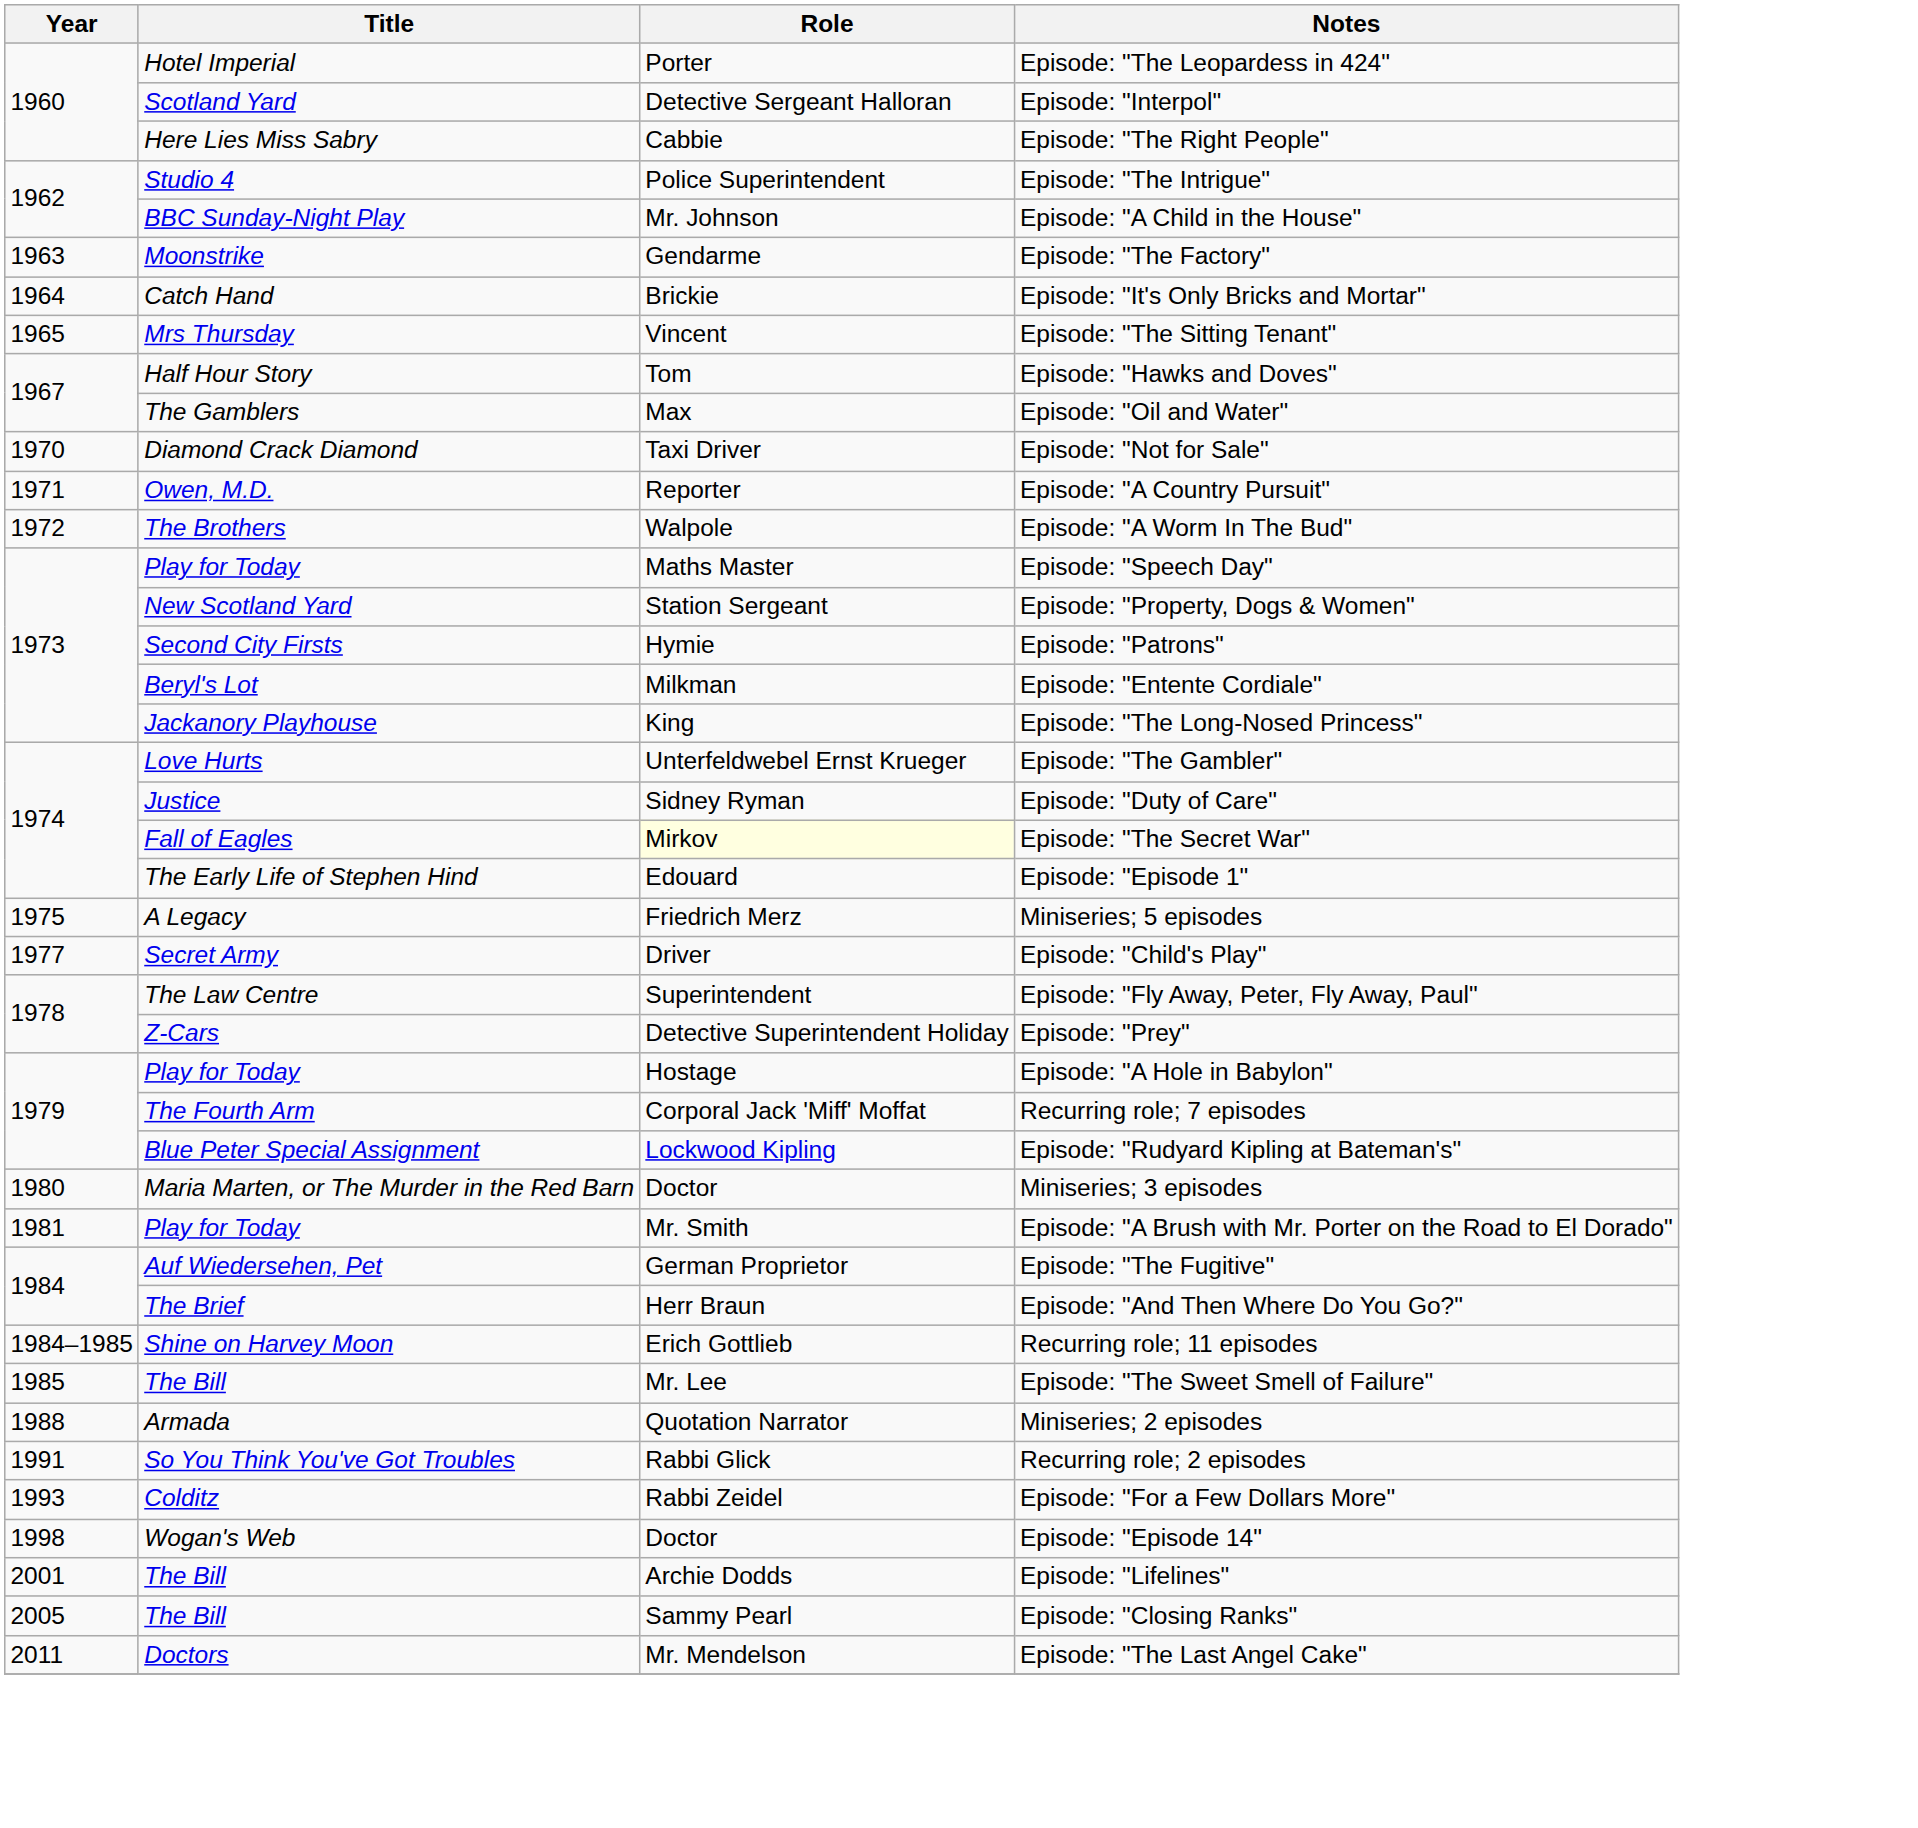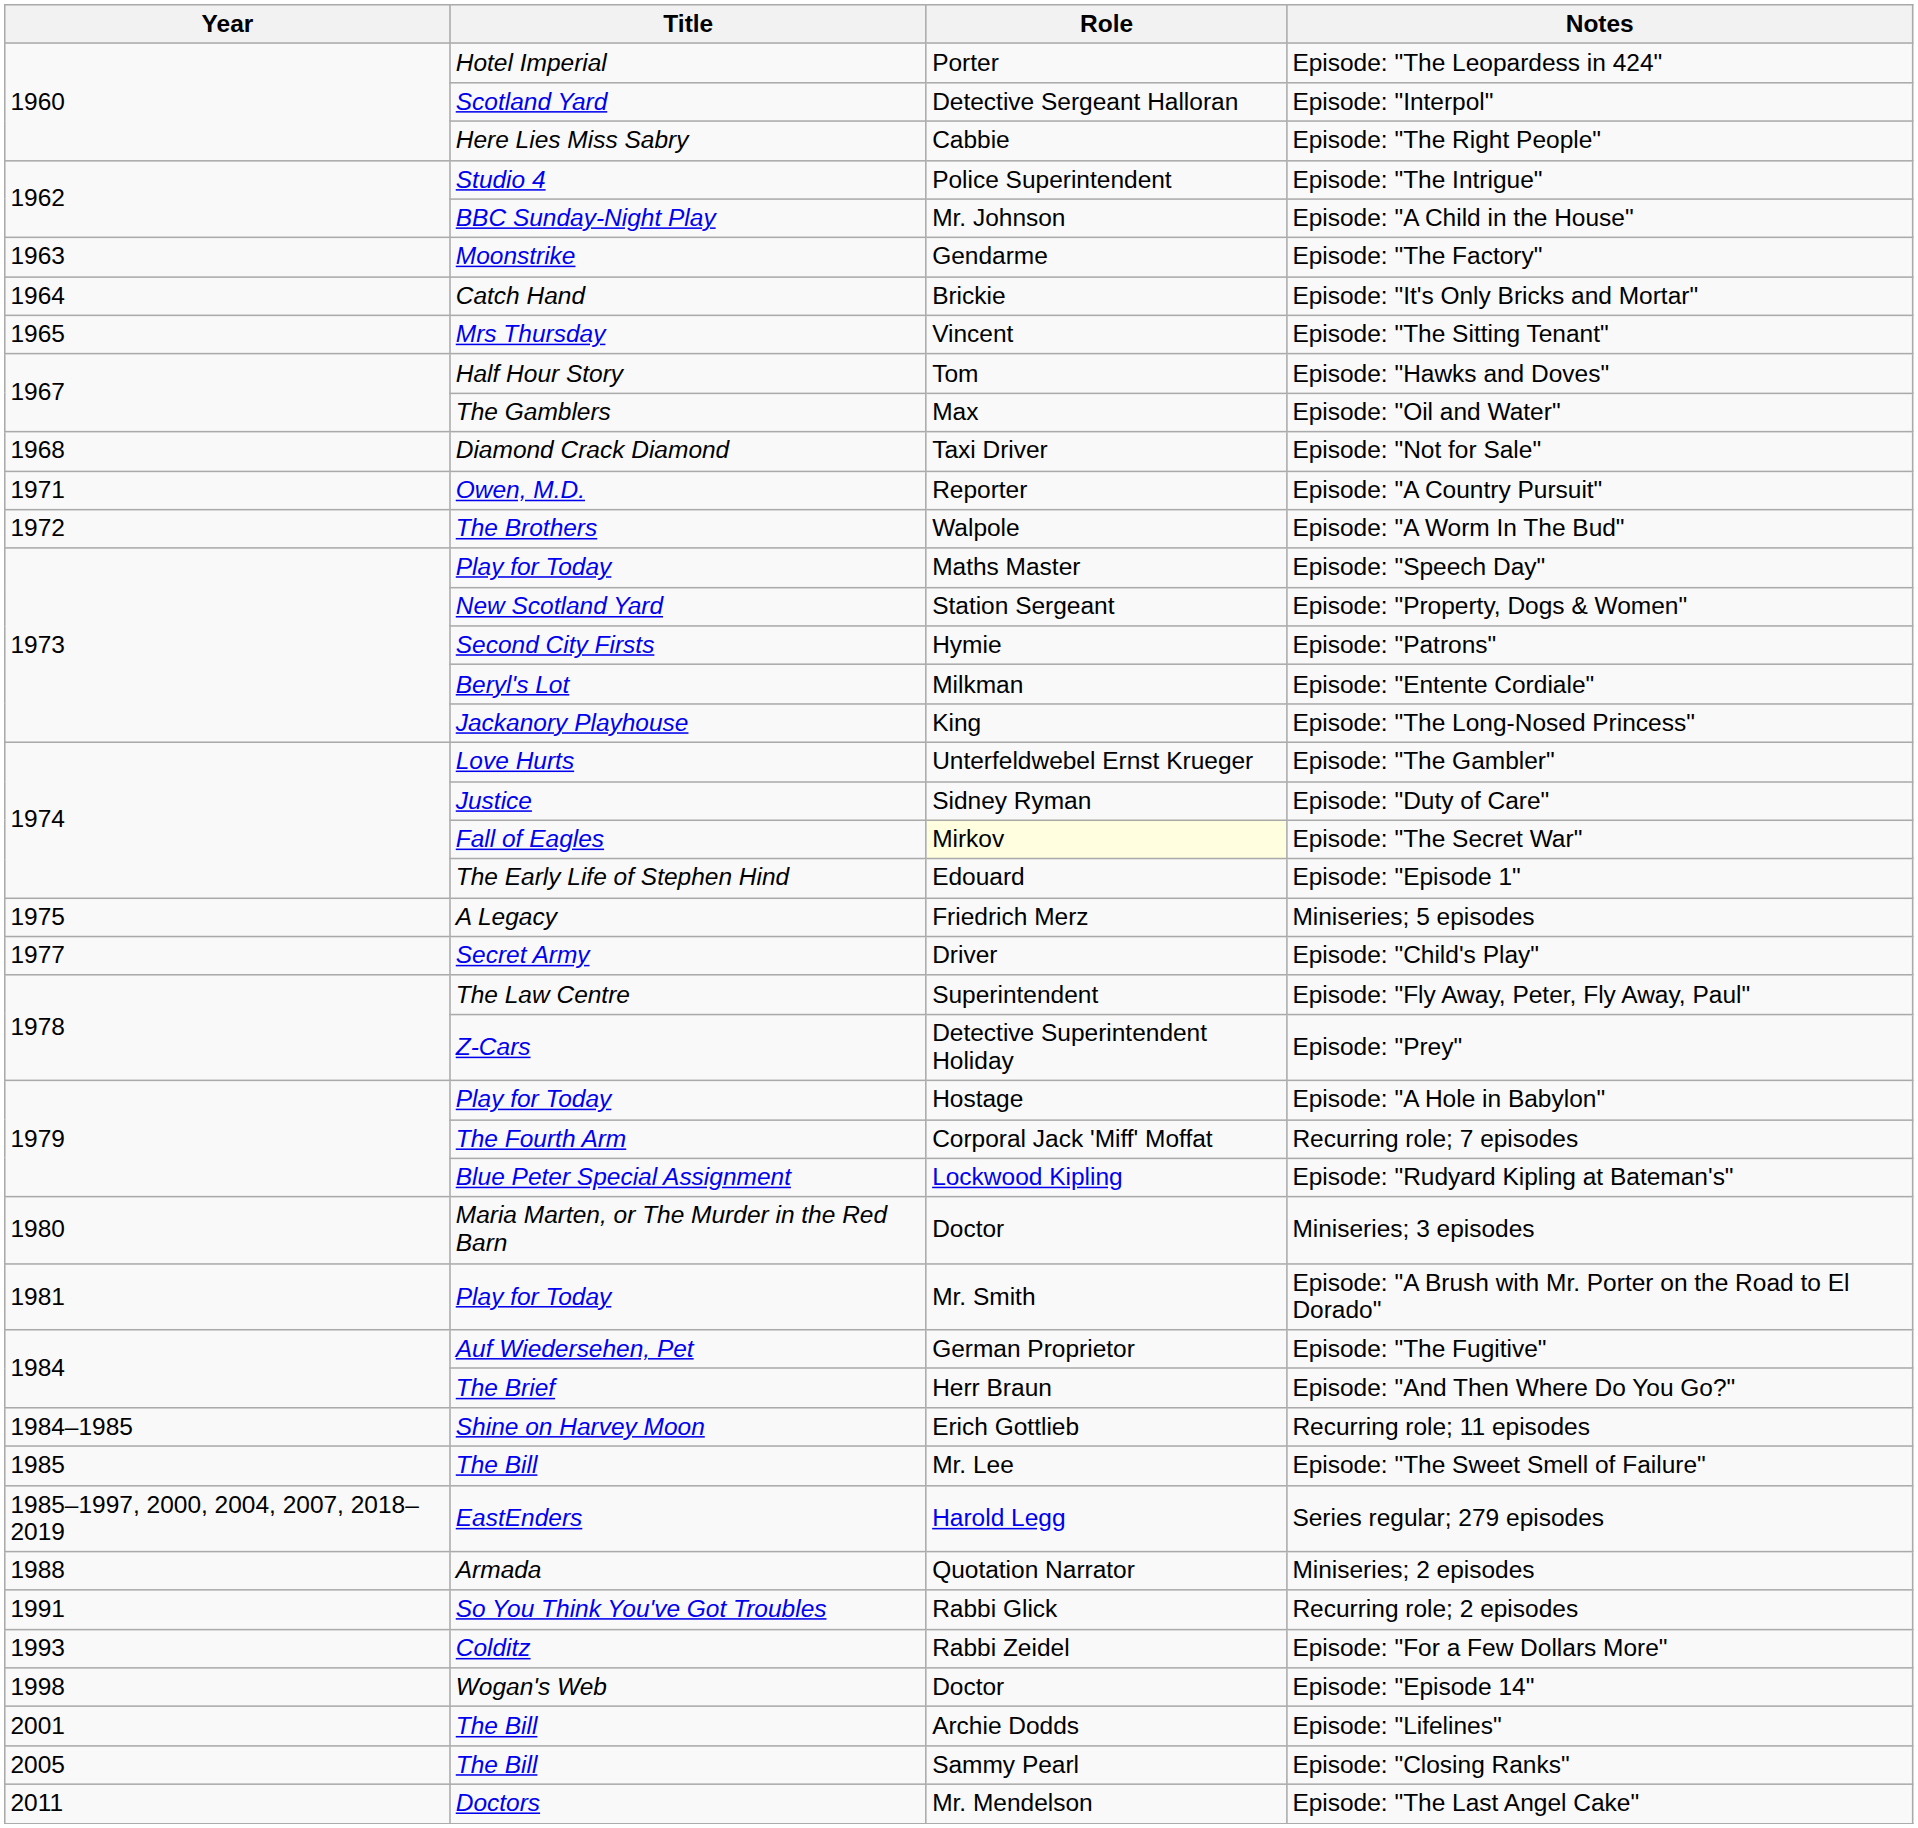(38, 450) 1970 -> (38, 450) 1968
+ row: (1448, 1517)
